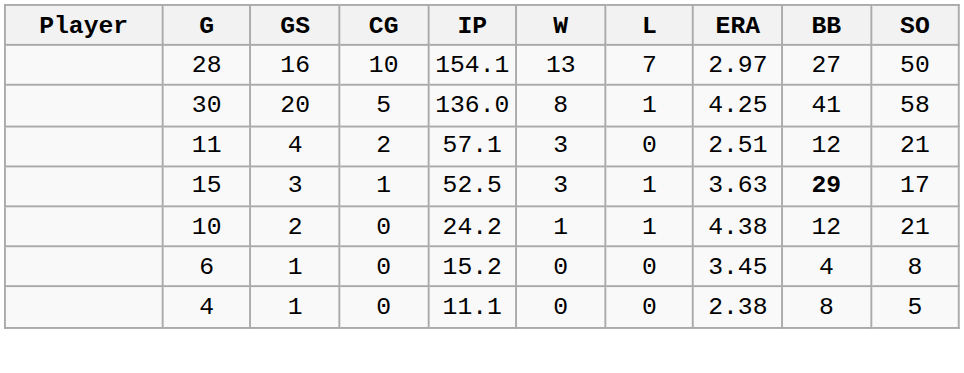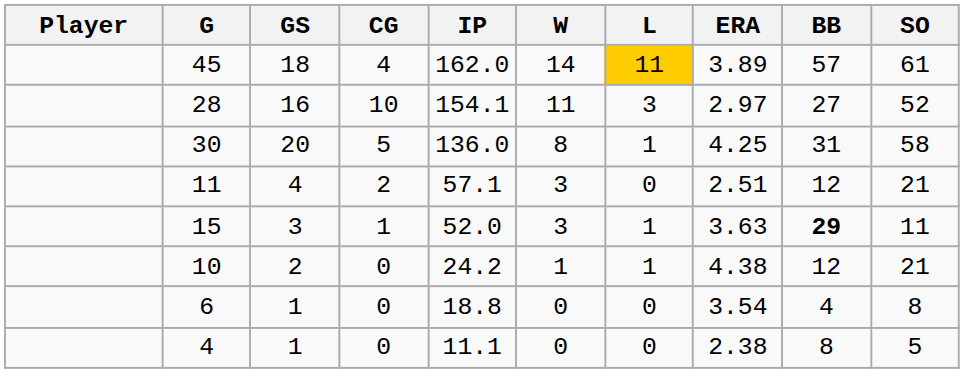+ row: (207, 65)
(561, 65) 13 -> (561, 106) 11
(649, 65) 7 -> (649, 106) 3
(915, 65) 50 -> (915, 106) 52
(826, 106) 41 -> (826, 146) 31
(472, 186) 52.5 -> (472, 226) 52.0
(915, 186) 17 -> (915, 226) 11
(472, 267) 15.2 -> (472, 307) 18.8
(738, 267) 3.45 -> (738, 307) 3.54
